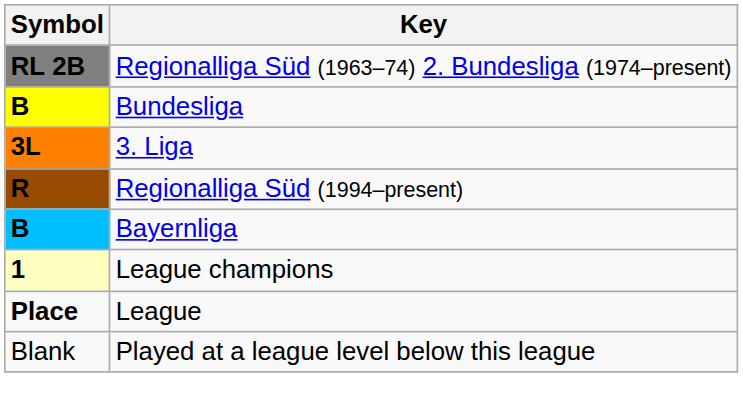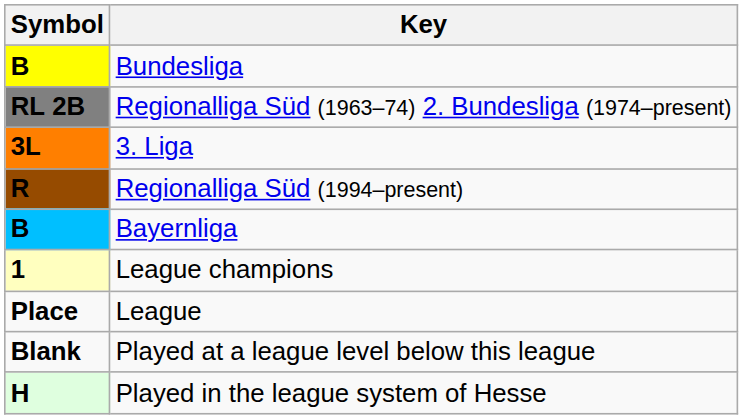rows swapped: (179, 106) <-> (424, 65)
(43, 351) normal -> (46, 351) bold
+ row: (331, 392)
